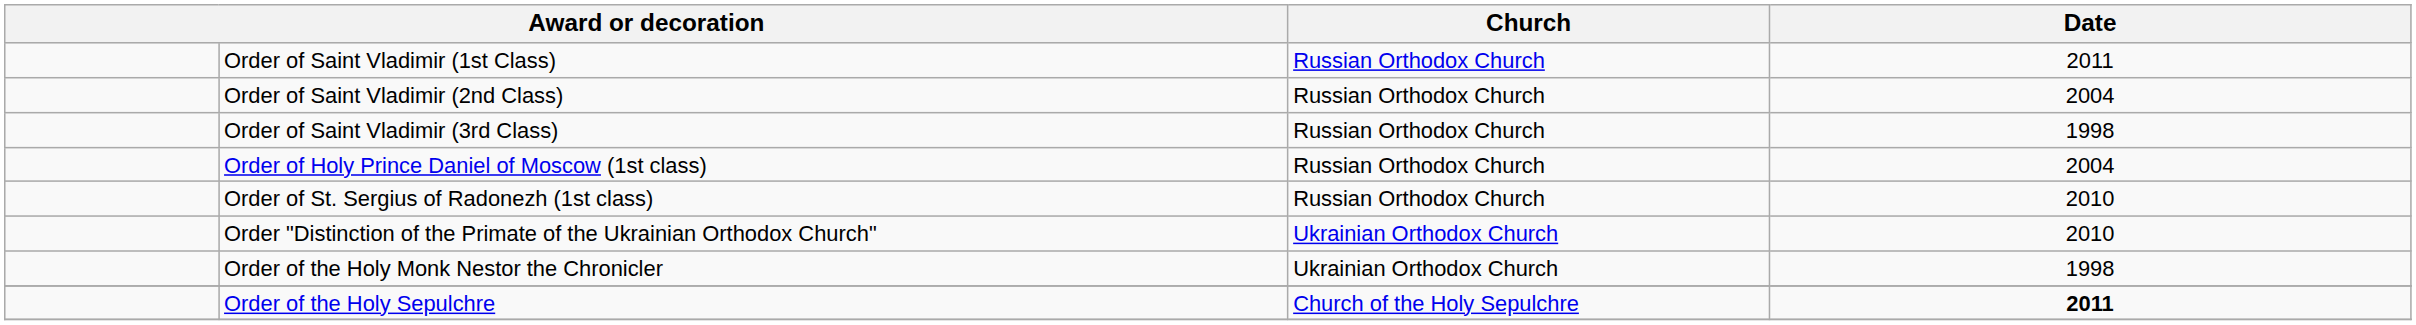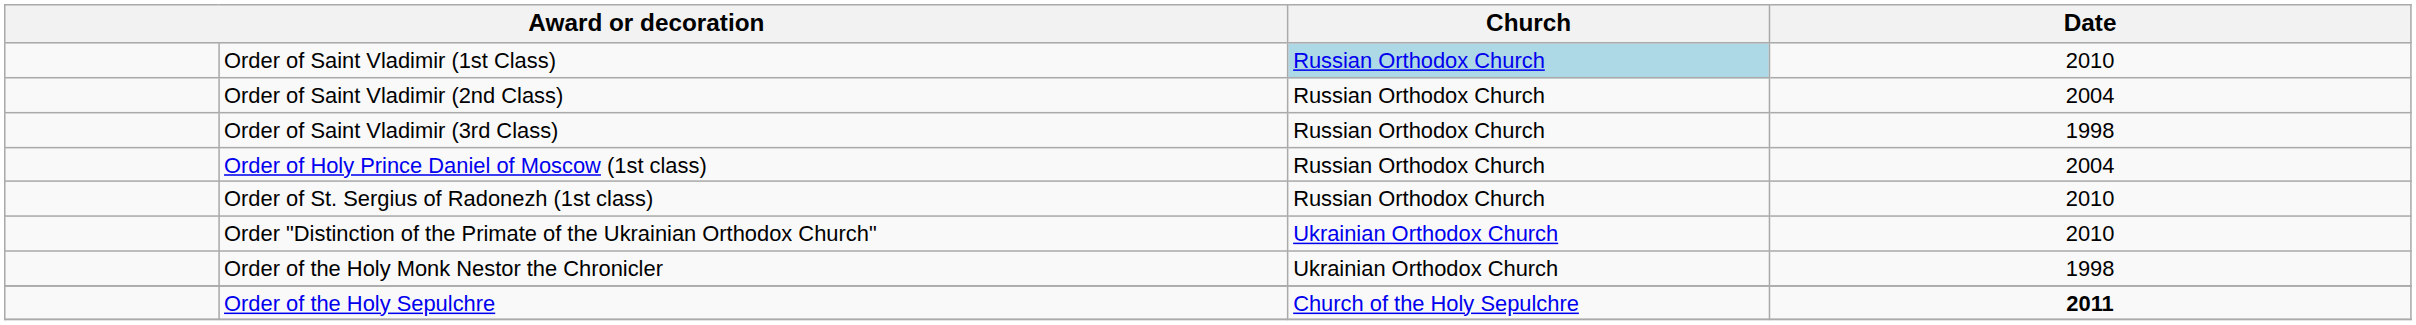(1419, 61) no background -> (1419, 61) lightblue background
(2090, 61) 2011 -> (2090, 61) 2010
